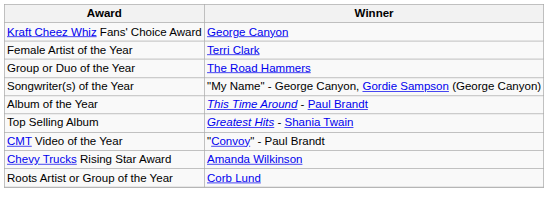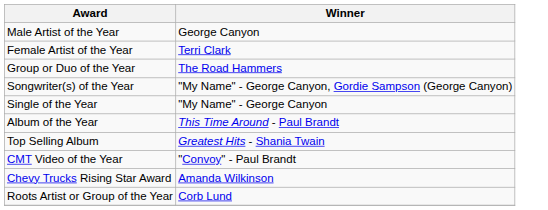- row: (104, 31)
+ row: (63, 31)
+ row: (52, 104)
